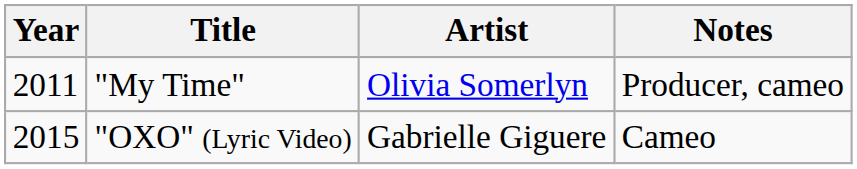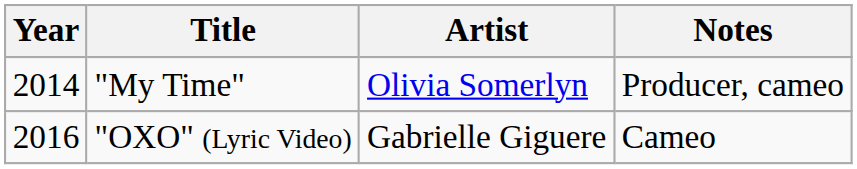(45, 83) 2011 -> (46, 83) 2014
(46, 136) 2015 -> (46, 136) 2016
